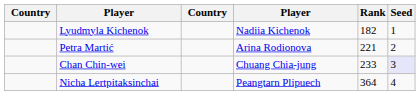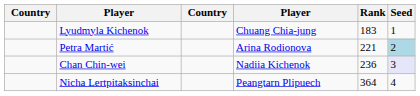(273, 30) Nadiia Kichenok -> (276, 30) Chuang Chia-jung
(368, 30) 182 -> (368, 30) 183
(393, 47) no background -> (393, 47) lightblue background
(276, 64) Chuang Chia-jung -> (273, 64) Nadiia Kichenok
(368, 64) 233 -> (368, 64) 236
